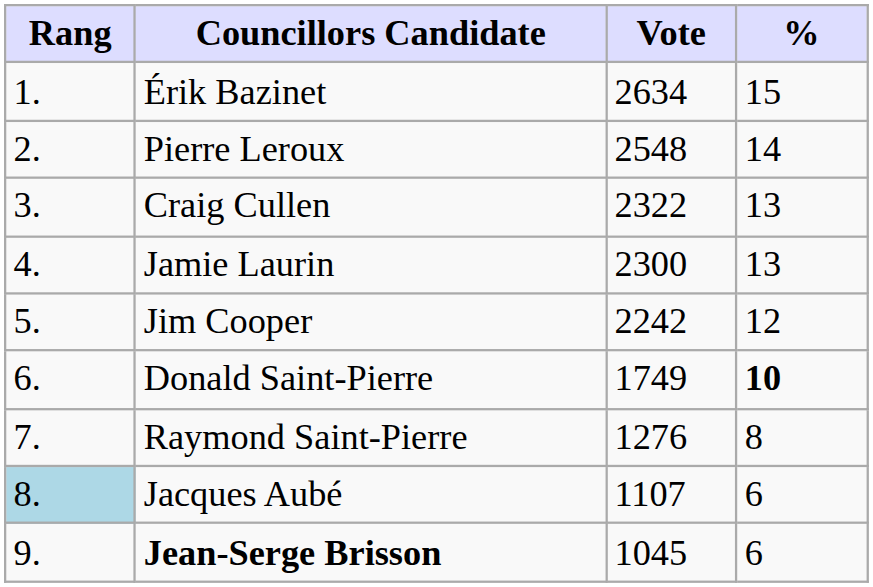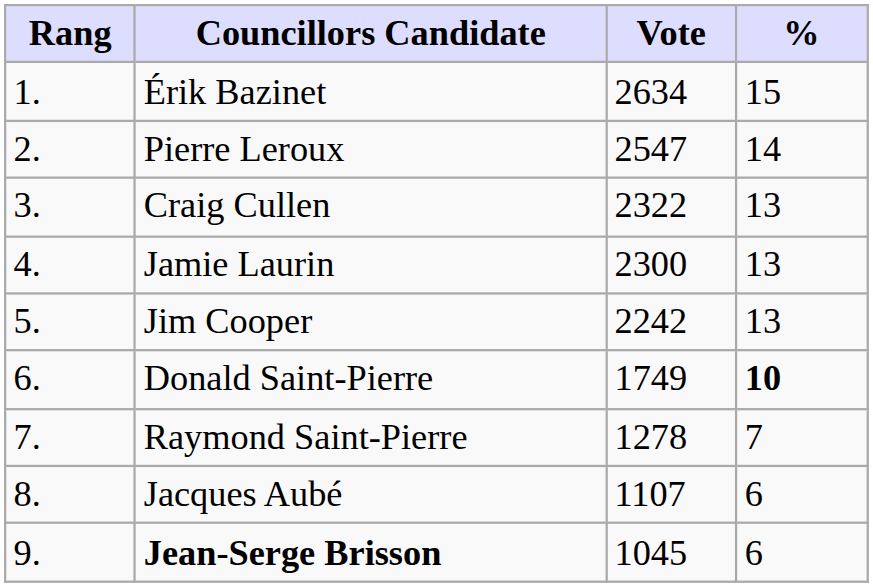(651, 148) 2548 -> (651, 148) 2547
(763, 321) 12 -> (763, 321) 13
(651, 436) 1276 -> (651, 436) 1278
(754, 436) 8 -> (754, 436) 7
(27, 494) lightblue background -> (27, 494) no background
